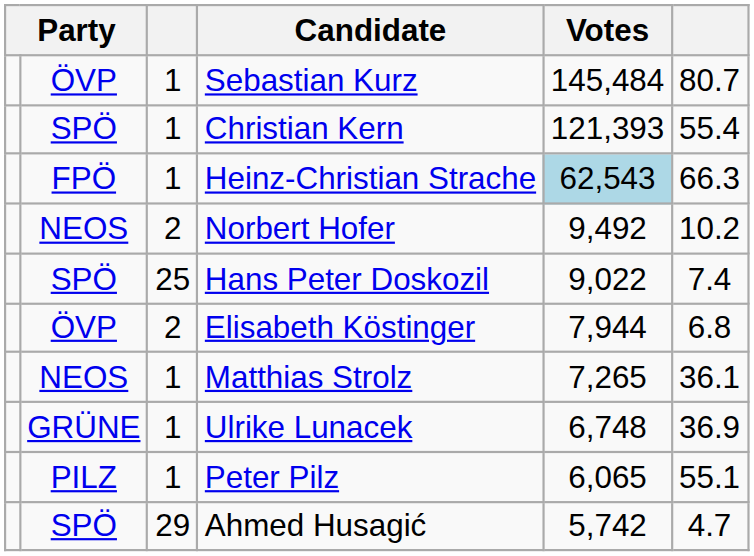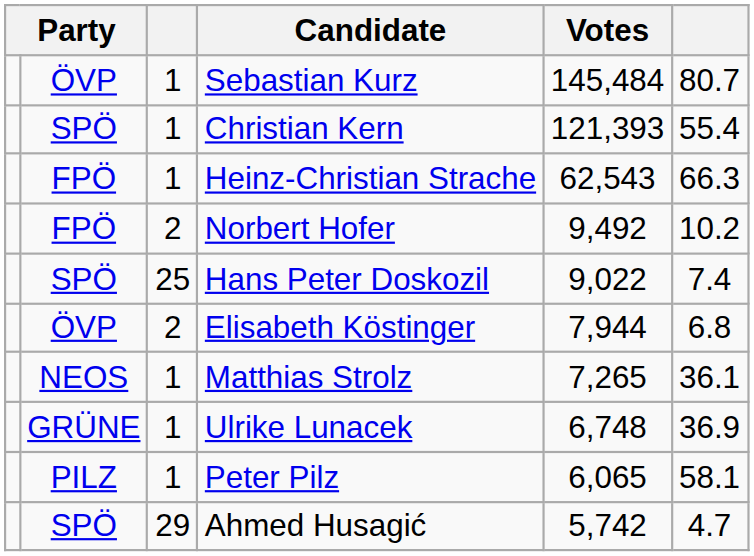(608, 179) lightblue background -> (608, 179) no background
(84, 229) NEOS -> (84, 229) FPÖ
(710, 477) 55.1 -> (710, 477) 58.1
